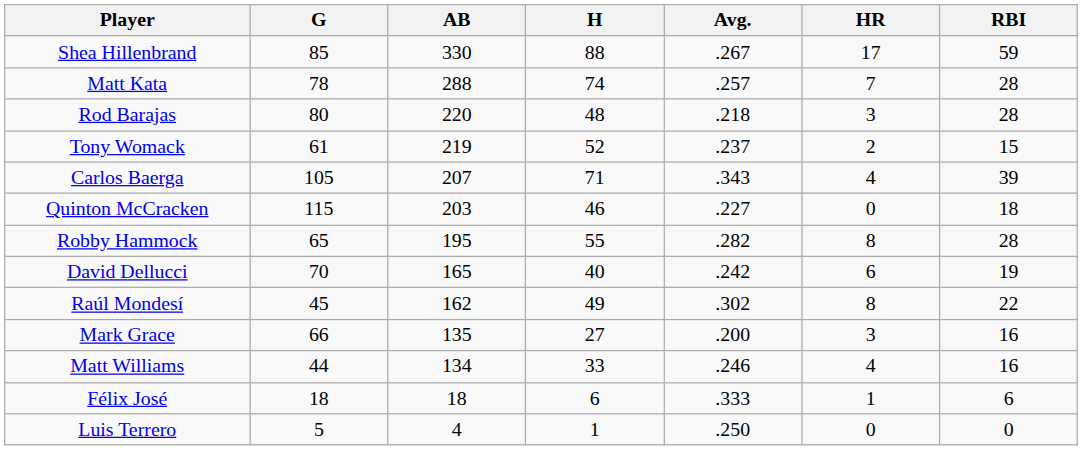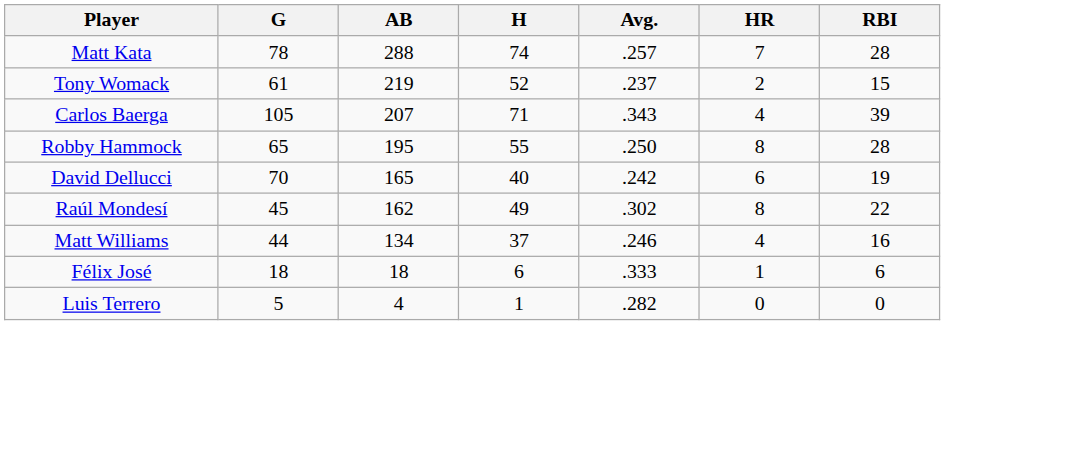- row: (127, 51)
- row: (127, 114)
- row: (127, 209)
(733, 240) .282 -> (639, 146) .250
- row: (127, 334)
(595, 366) 33 -> (519, 240) 37
(733, 429) .250 -> (639, 303) .282
